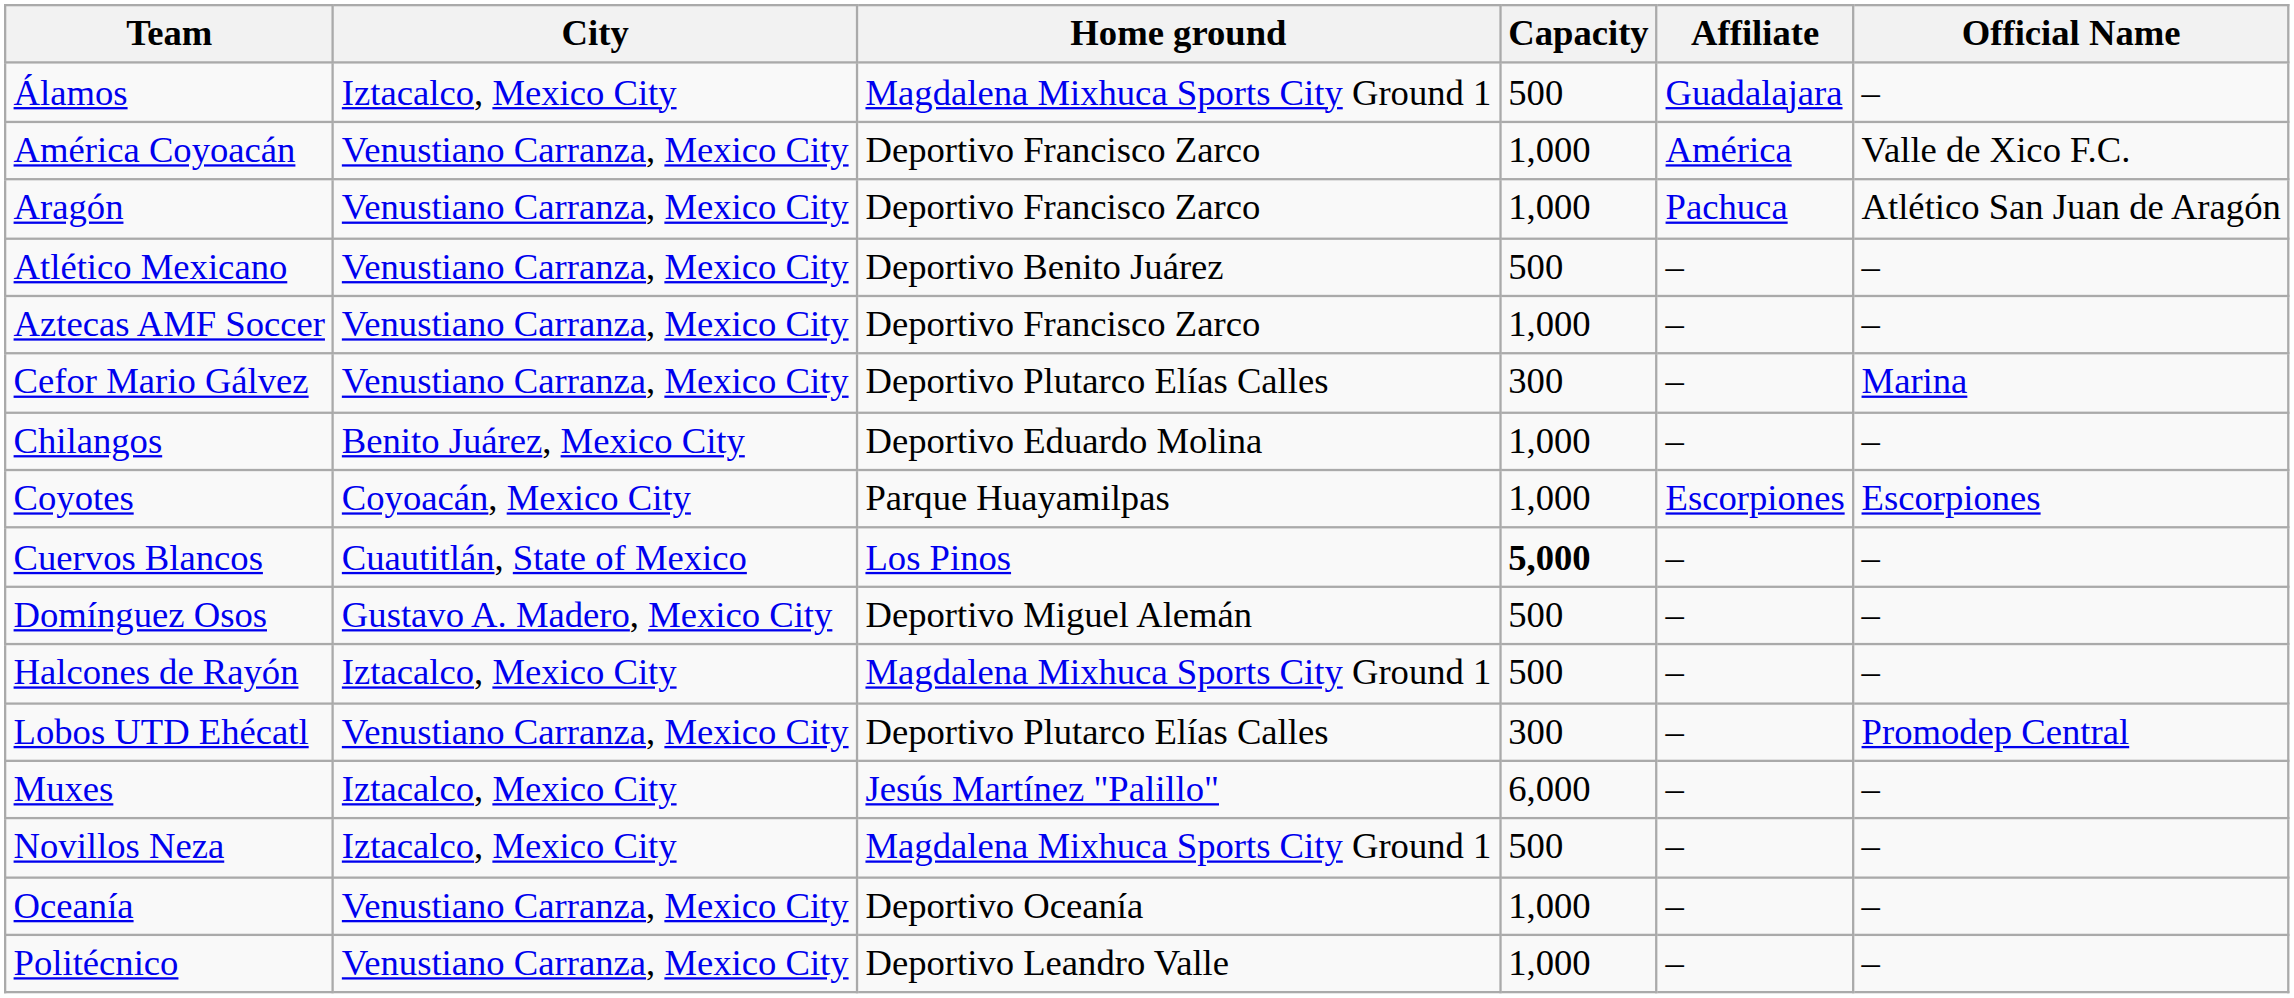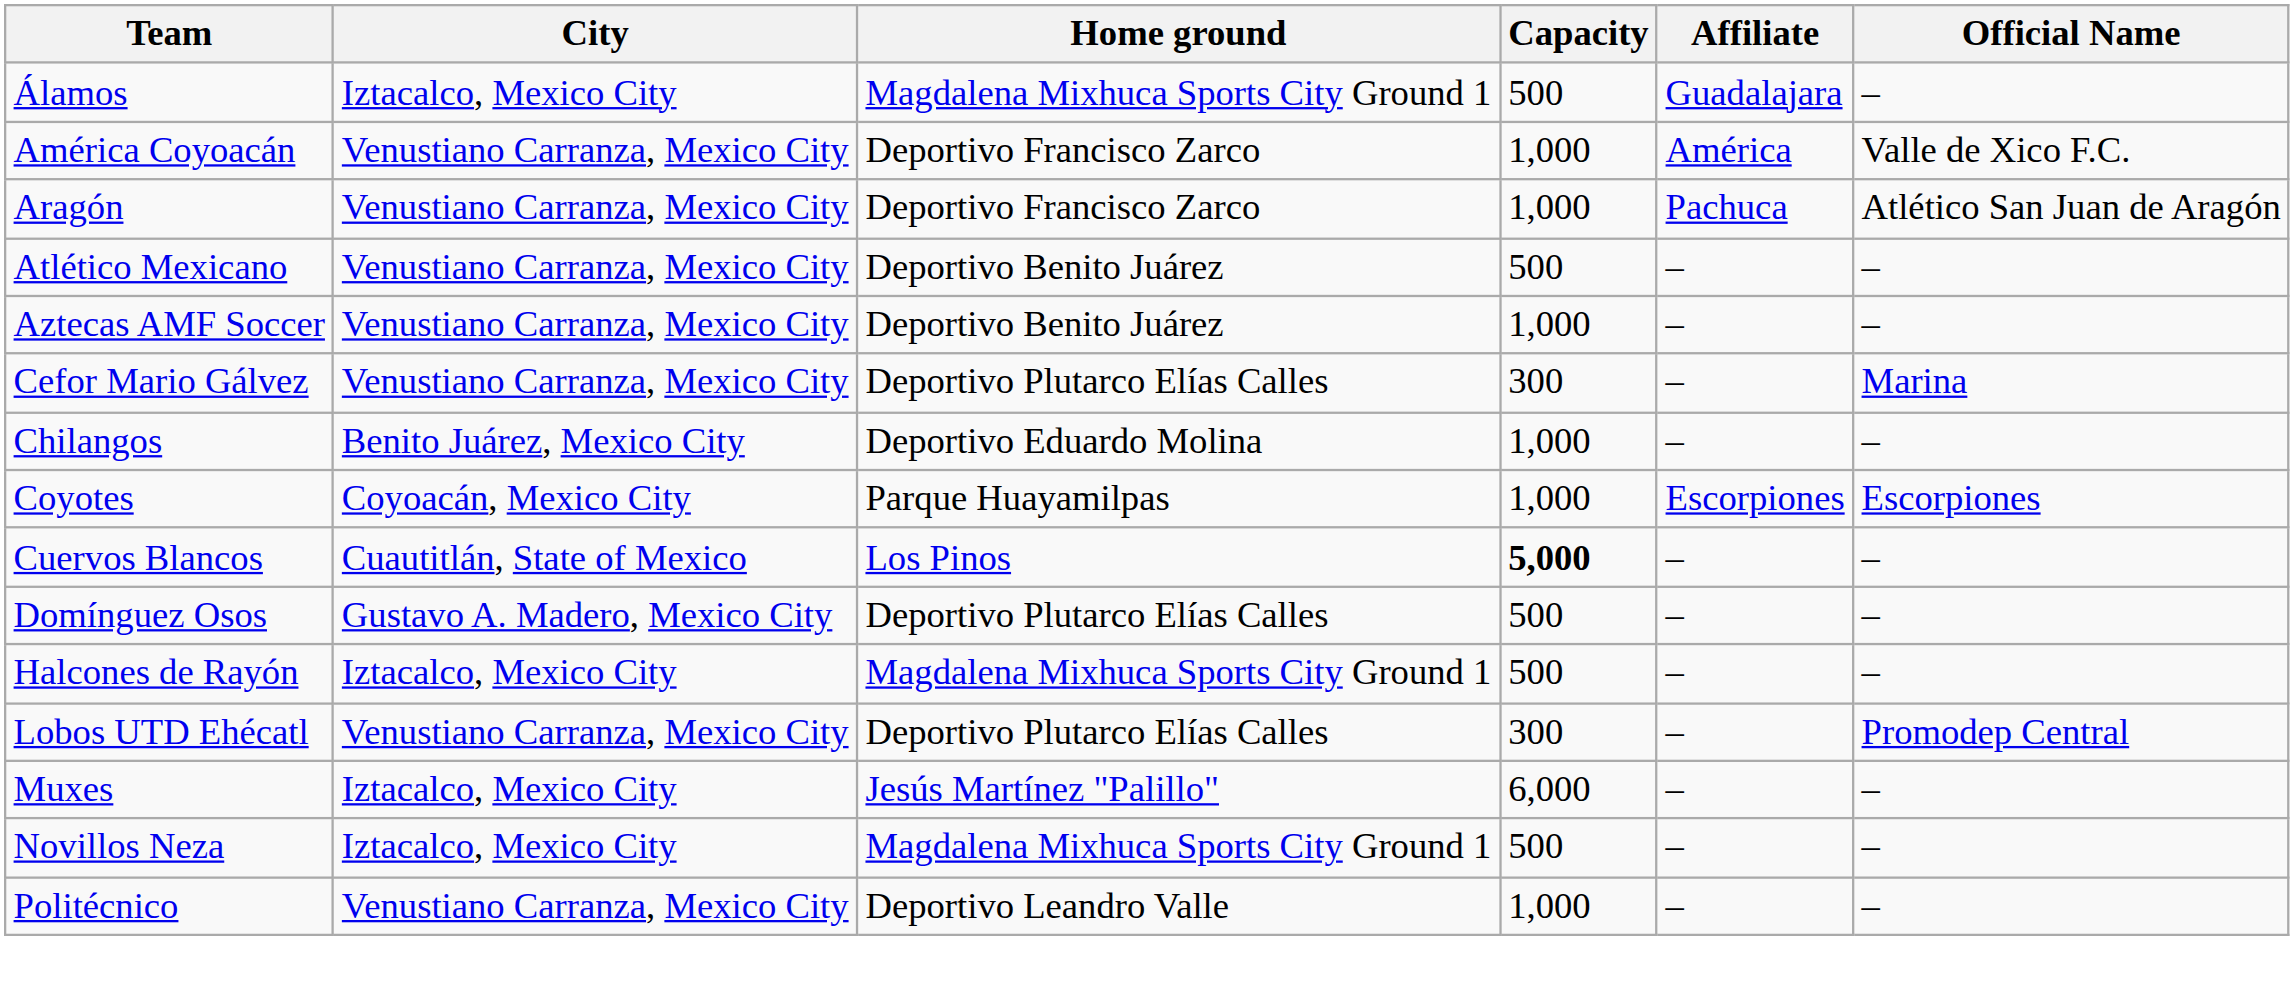(1063, 324) Deportivo Francisco Zarco -> (1045, 324) Deportivo Benito Juárez
(1059, 614) Deportivo Miguel Alemán -> (1097, 614) Deportivo Plutarco Elías Calles
- row: (74, 905)
